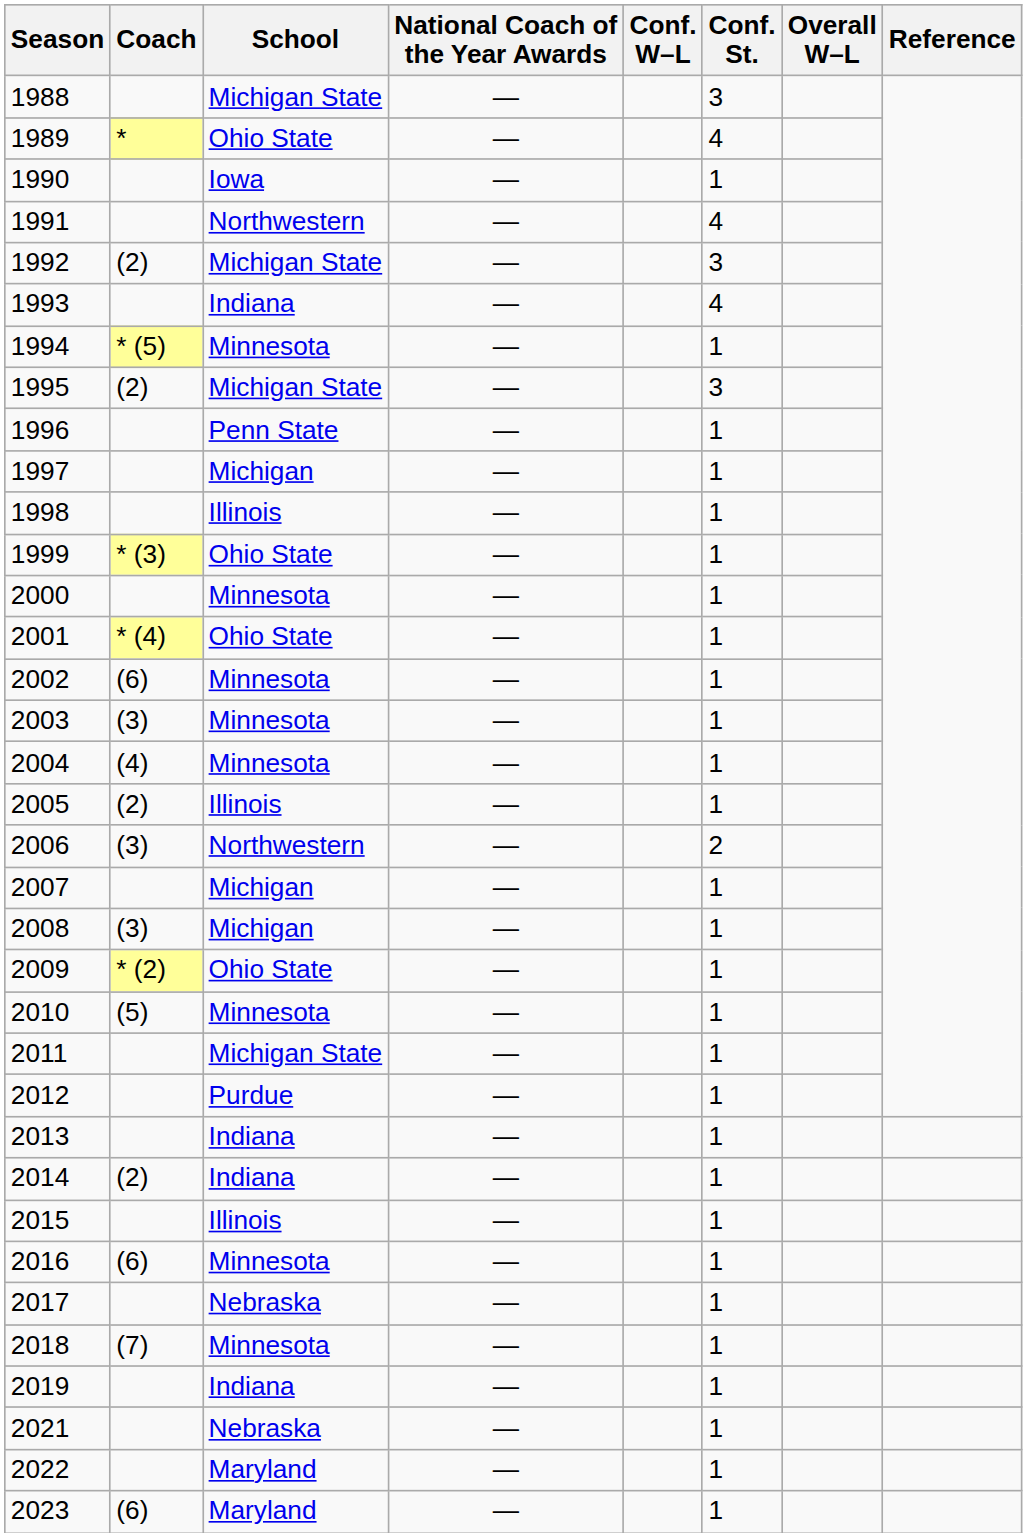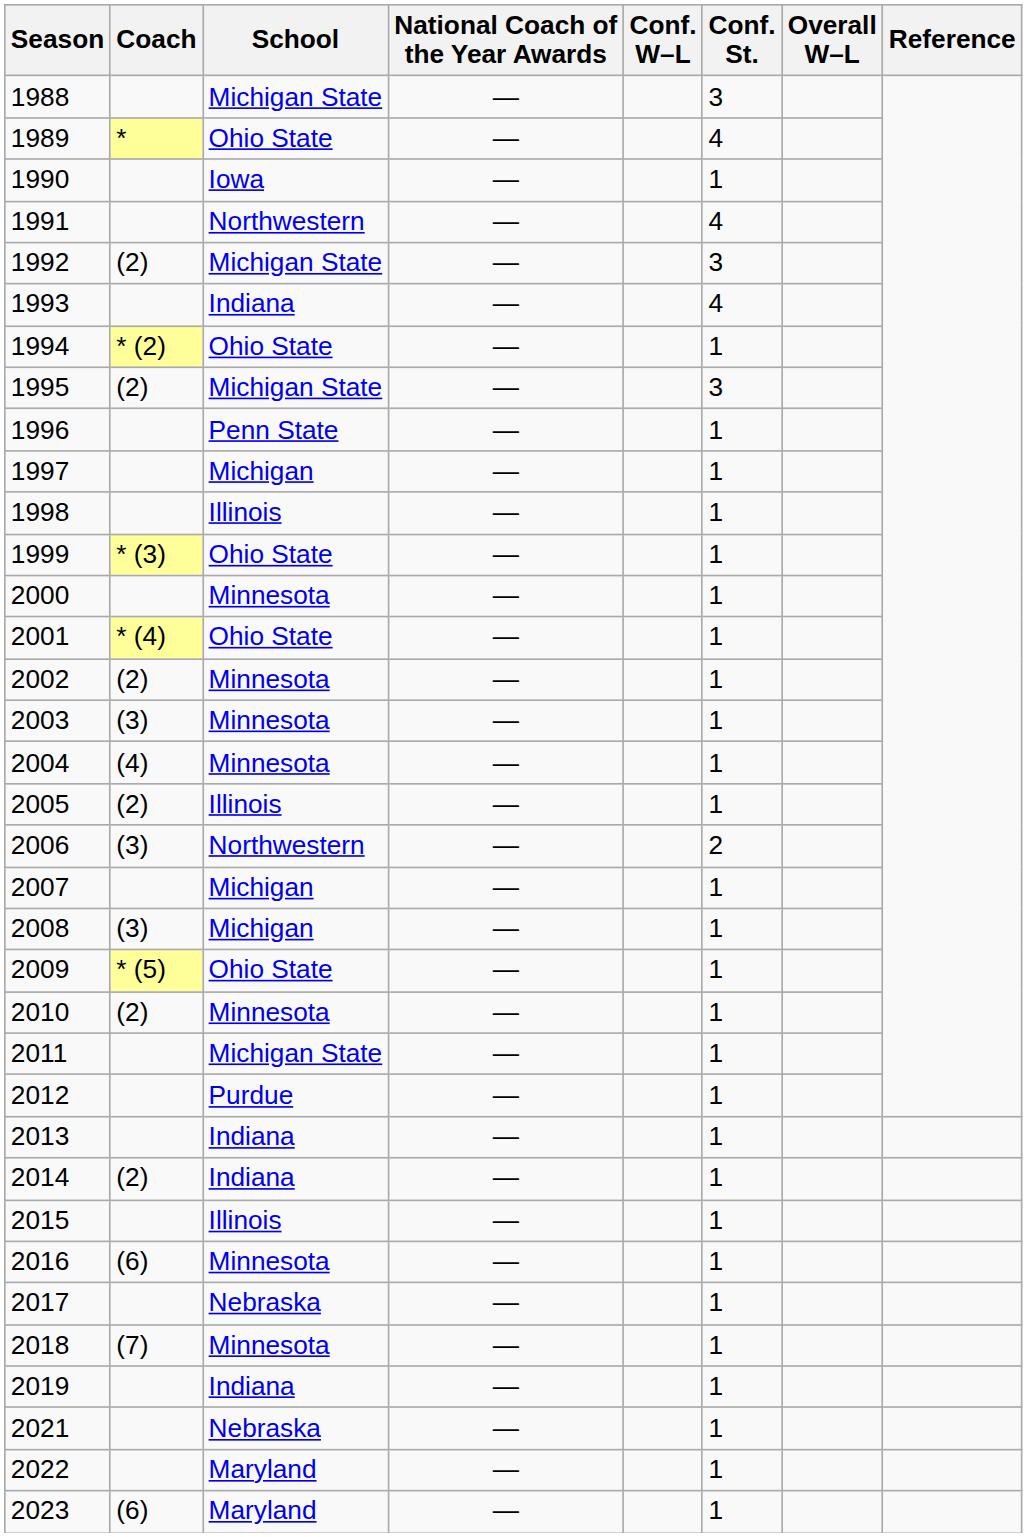(141, 346) * (5) -> (141, 346) * (2)
(269, 346) Minnesota -> (271, 346) Ohio State
(132, 679) (6) -> (132, 679) (2)
(141, 970) * (2) -> (141, 970) * (5)
(132, 1011) (5) -> (132, 1011) (2)
